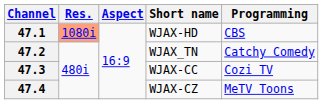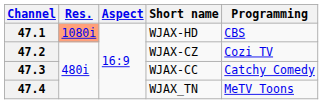(174, 52) WJAX_TN -> (174, 52) WJAX-CZ
(270, 52) Catchy Comedy -> (249, 52) Cozi TV
(249, 70) Cozi TV -> (270, 70) Catchy Comedy
(174, 89) WJAX-CZ -> (174, 89) WJAX_TN
